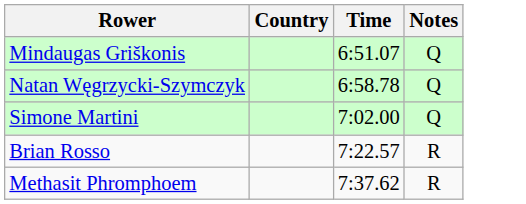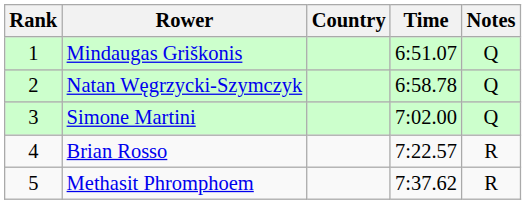+ column: (33, 20)
